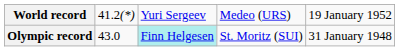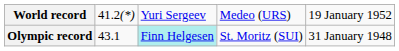(109, 35) 43.0 -> (109, 35) 43.1
